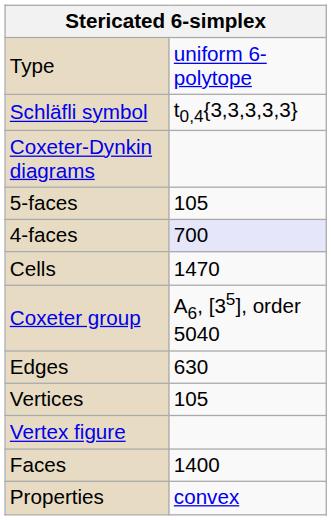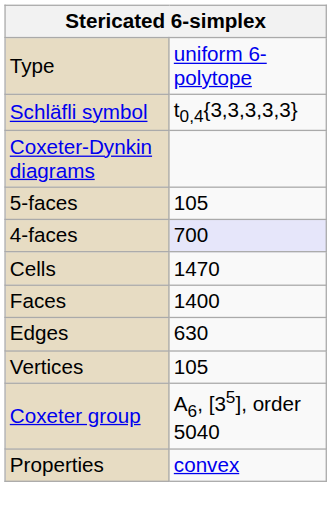rows swapped: (38, 465) <-> (75, 317)
- row: (68, 432)
